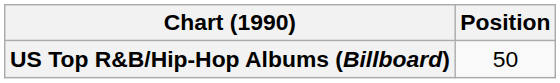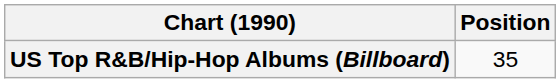(505, 58) 50 -> (505, 58) 35
